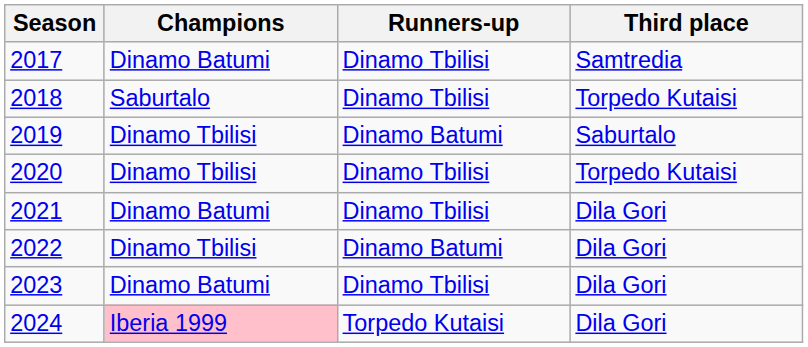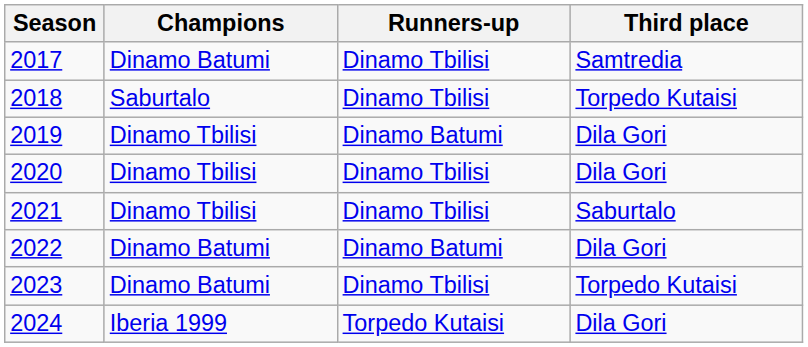(626, 135) Saburtalo -> (621, 135) Dila Gori
(656, 172) Torpedo Kutaisi -> (621, 172) Dila Gori
(190, 210) Dinamo Batumi -> (183, 210) Dinamo Tbilisi
(621, 210) Dila Gori -> (626, 210) Saburtalo
(183, 247) Dinamo Tbilisi -> (190, 247) Dinamo Batumi
(621, 285) Dila Gori -> (656, 285) Torpedo Kutaisi
(168, 322) pink background -> (168, 322) no background
